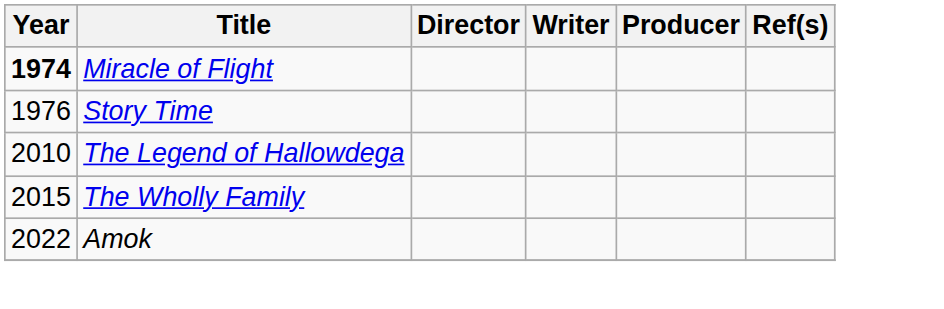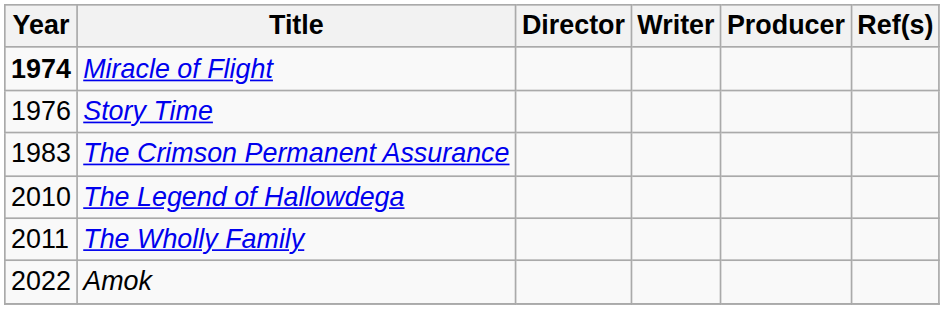+ row: (296, 153)
(41, 196) 2015 -> (40, 238) 2011
